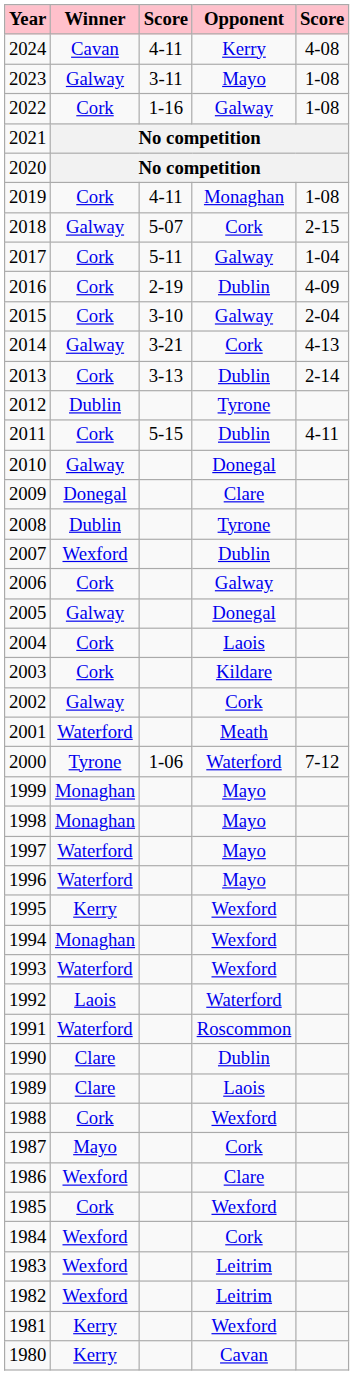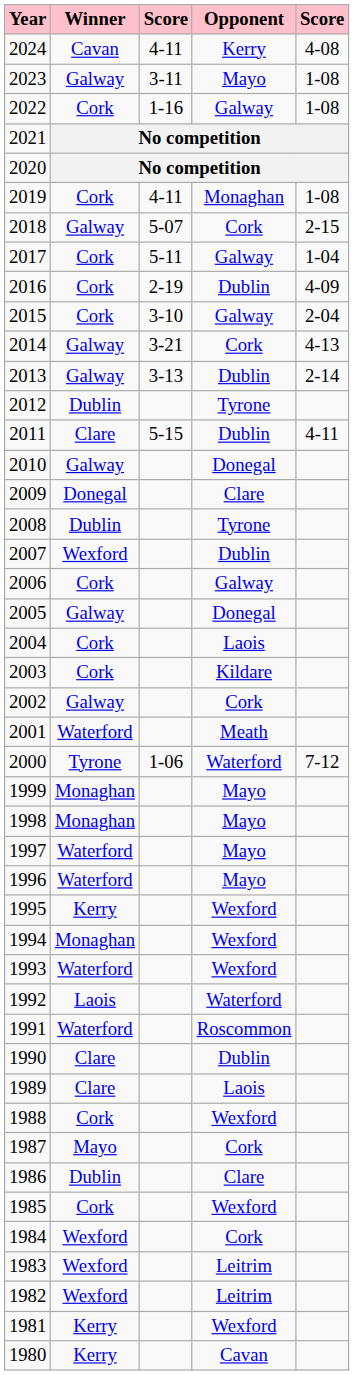(95, 375) Cork -> (95, 375) Galway
(95, 434) Cork -> (95, 434) Clare
(95, 1177) Wexford -> (95, 1177) Dublin
